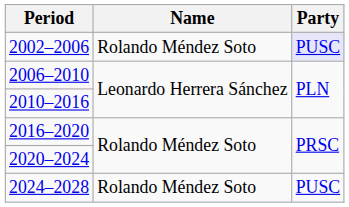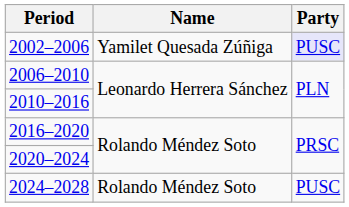(177, 46) Rolando Méndez Soto -> (185, 46) Yamilet Quesada Zúñiga
